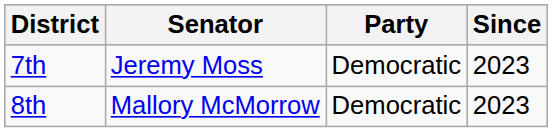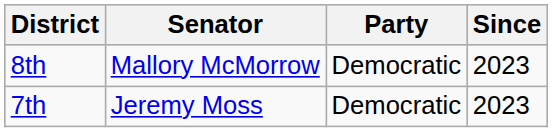rows swapped: (28, 65) <-> (28, 106)
